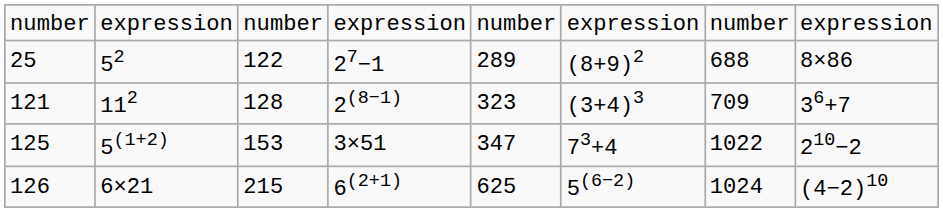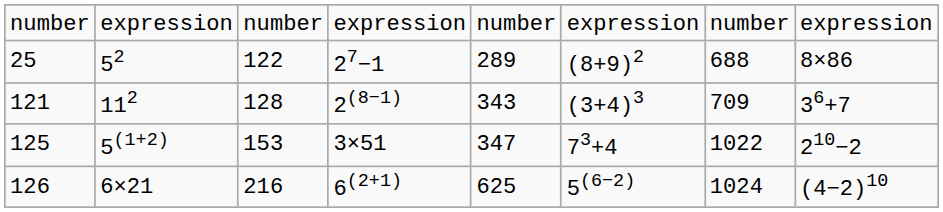(496, 103) 323 -> (496, 103) 343
(263, 187) 215 -> (263, 187) 216
